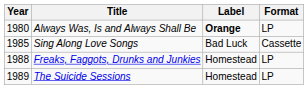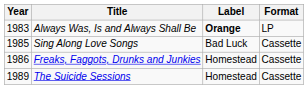(18, 28) 1980 -> (18, 28) 1983
(18, 60) 1988 -> (18, 60) 1986
(268, 60) LP -> (281, 60) Cassette
(268, 76) LP -> (281, 76) Cassette
